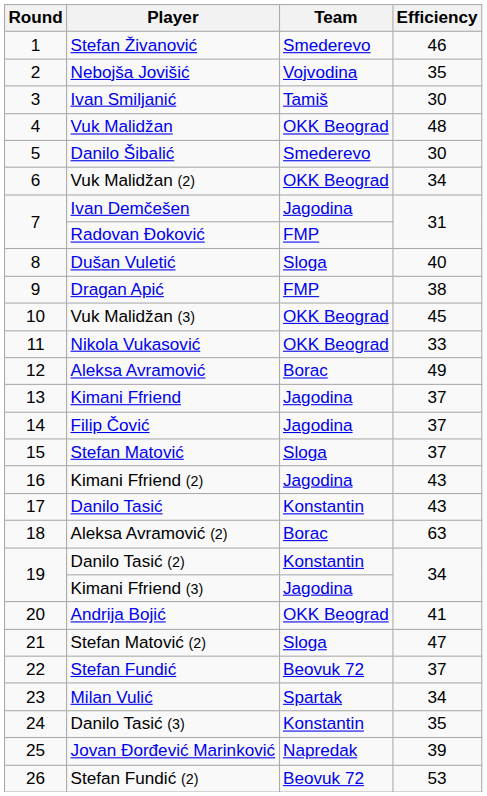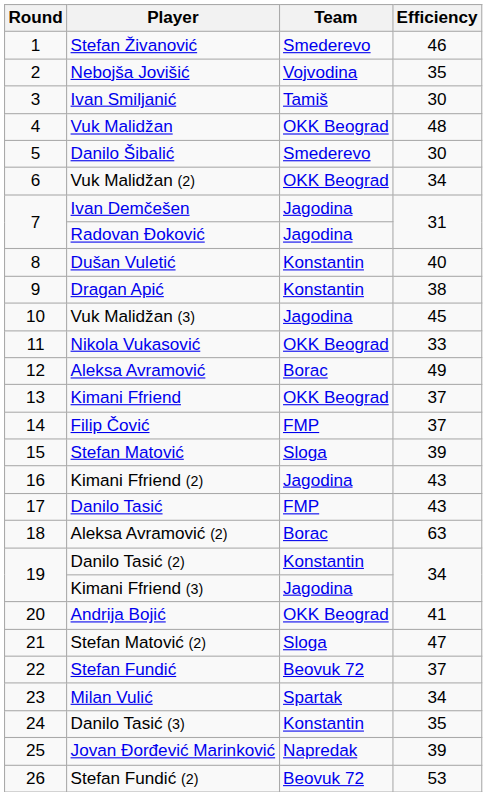(301, 235) FMP -> (318, 235) Jagodina
(305, 262) Sloga -> (323, 262) Konstantin
(301, 289) FMP -> (323, 289) Konstantin
(336, 316) OKK Beograd -> (318, 316) Jagodina
(318, 398) Jagodina -> (336, 398) OKK Beograd
(318, 425) Jagodina -> (301, 425) FMP
(437, 452) 37 -> (437, 452) 39
(323, 506) Konstantin -> (301, 506) FMP
